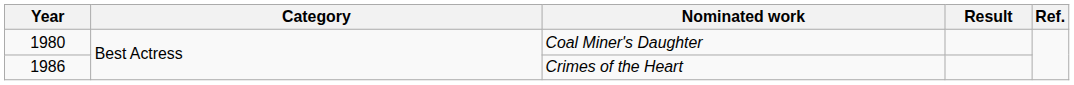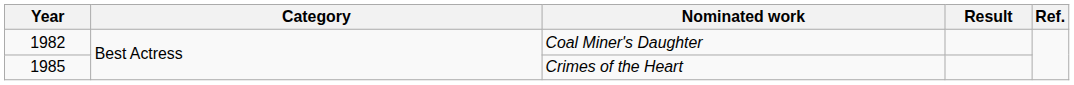(48, 42) 1980 -> (48, 42) 1982
(48, 67) 1986 -> (48, 67) 1985
